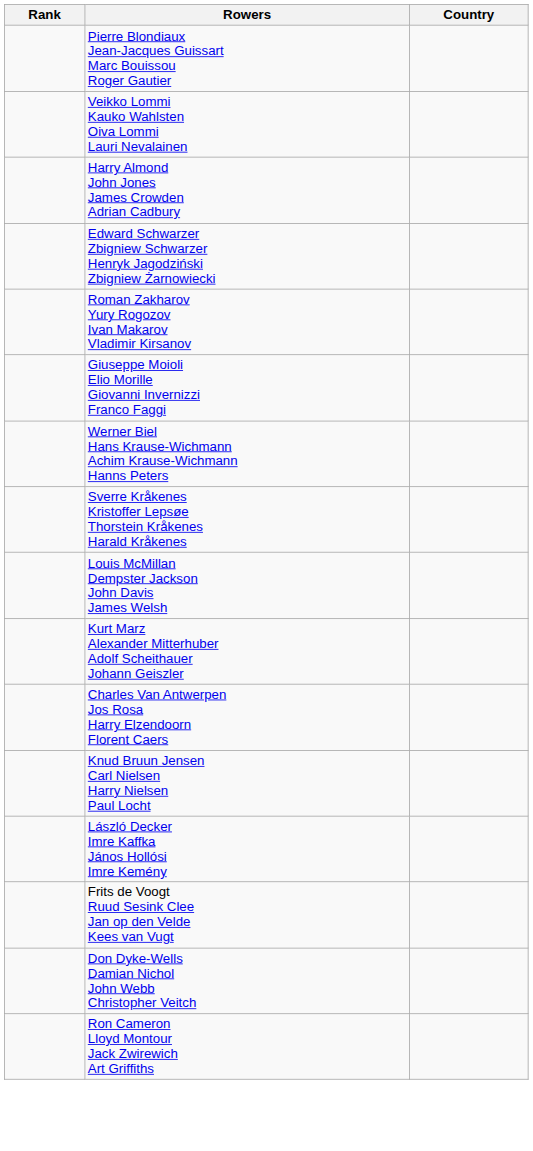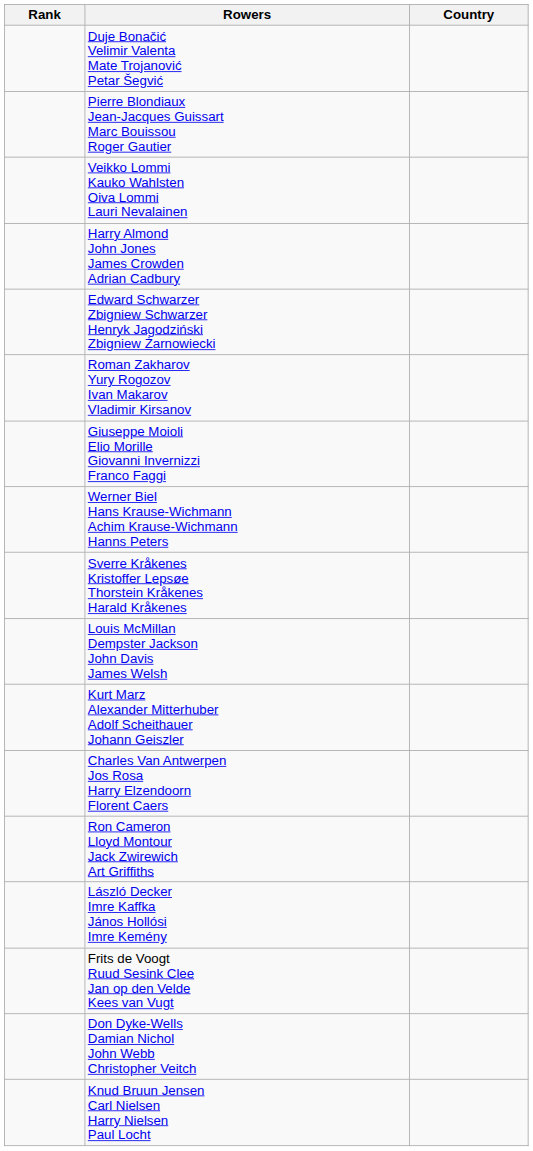+ row: (135, 58)
rows swapped: (146, 783) <-> (133, 1046)
